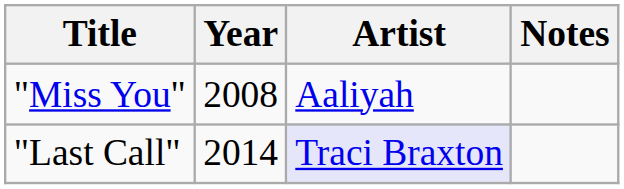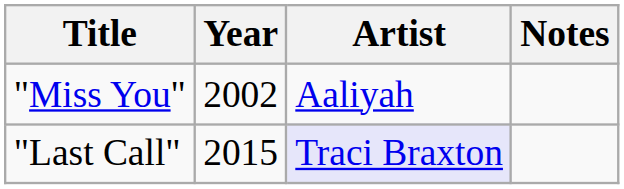(241, 93) 2008 -> (241, 93) 2002
(241, 152) 2014 -> (241, 152) 2015
